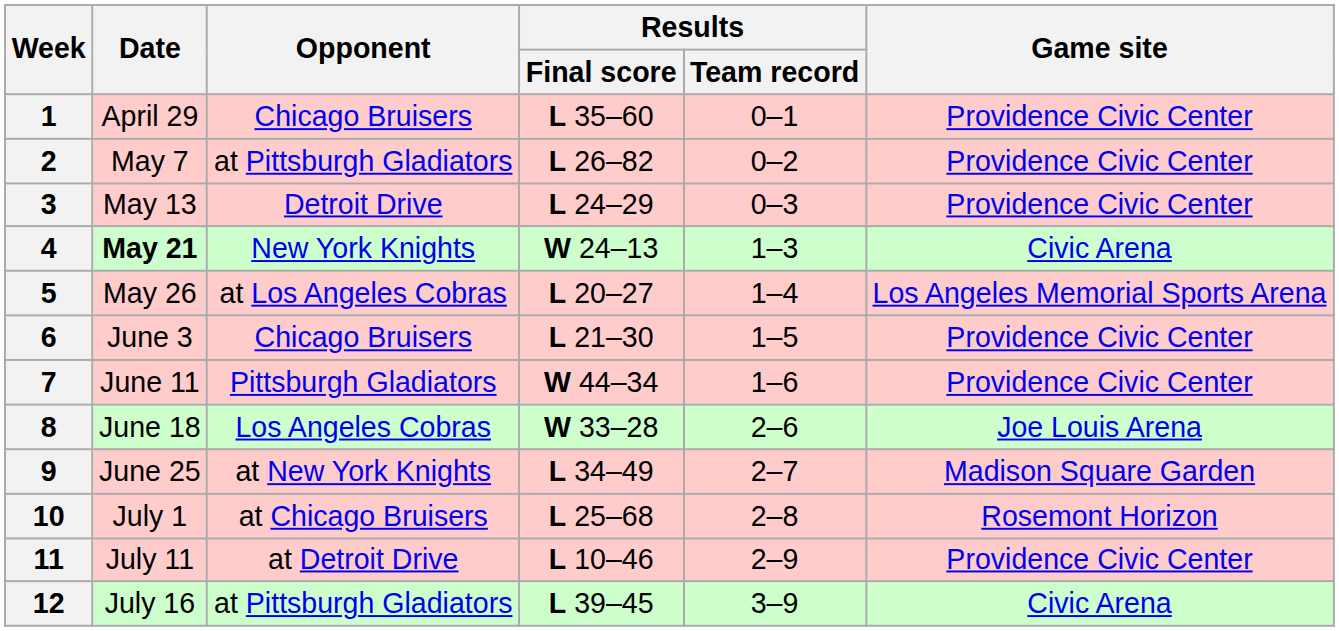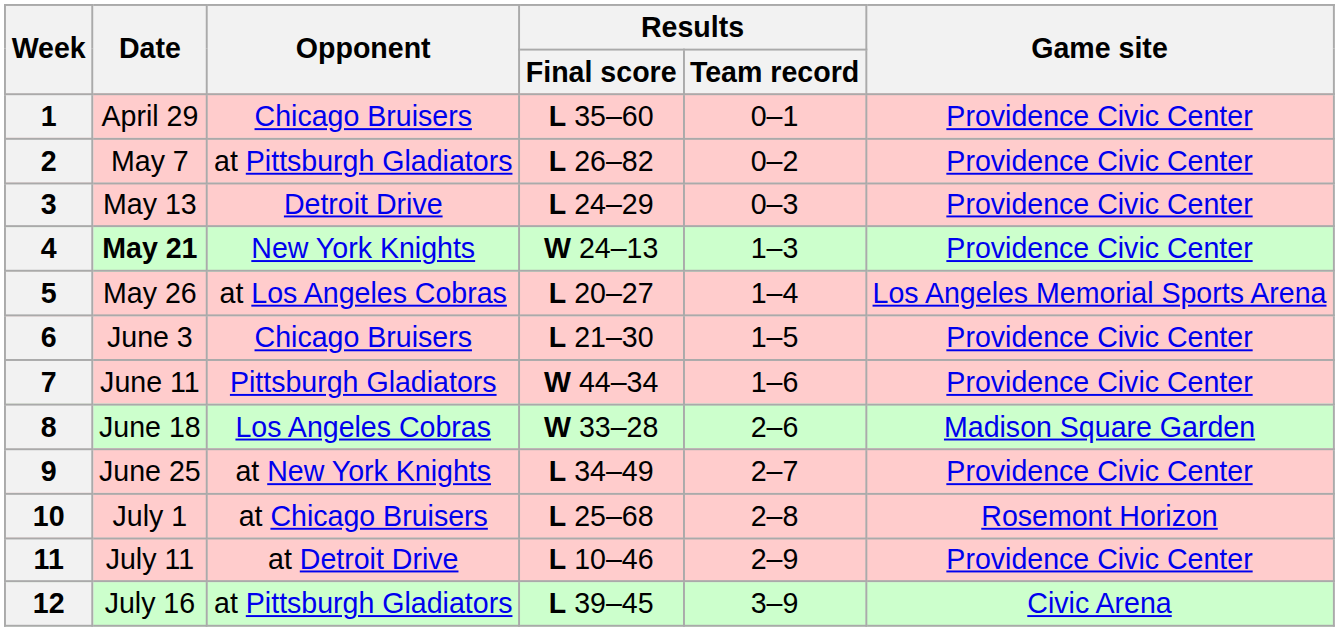(1100, 249) Civic Arena -> (1100, 249) Providence Civic Center
(1100, 426) Joe Louis Arena -> (1100, 426) Madison Square Garden
(1100, 471) Madison Square Garden -> (1100, 471) Providence Civic Center
